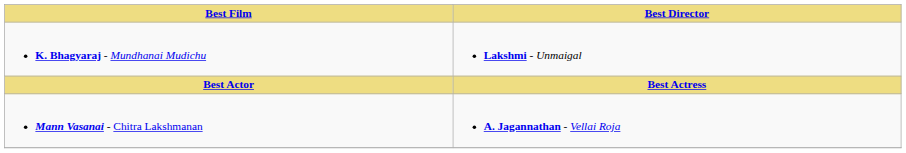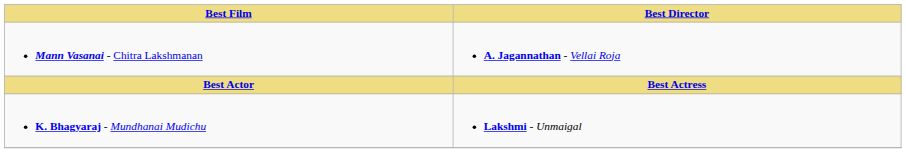rows swapped: (229, 127) <-> (229, 56)
